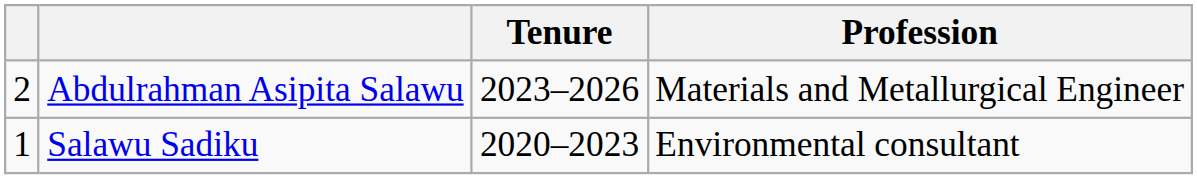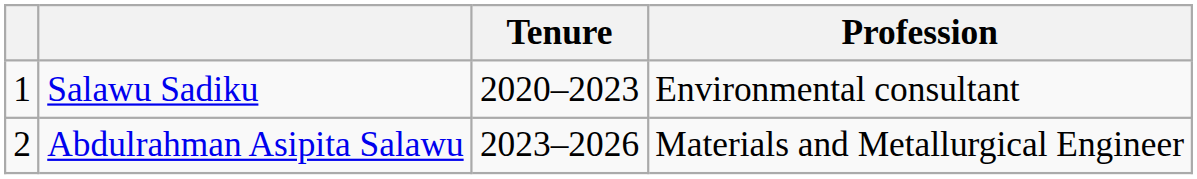rows swapped: (153, 144) <-> (255, 88)
